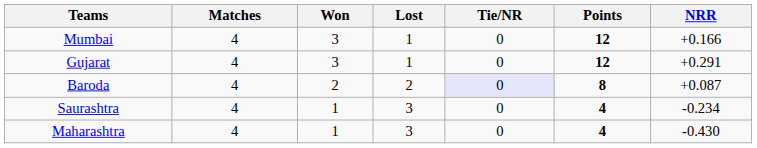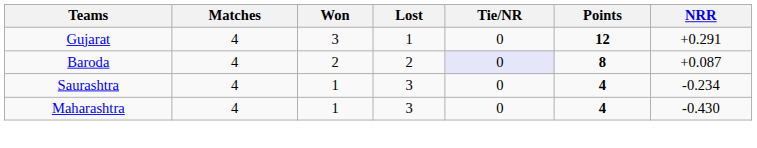- row: (88, 39)
